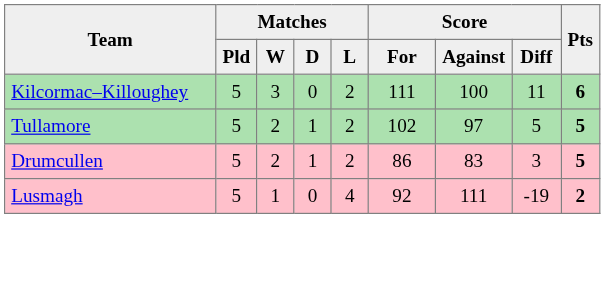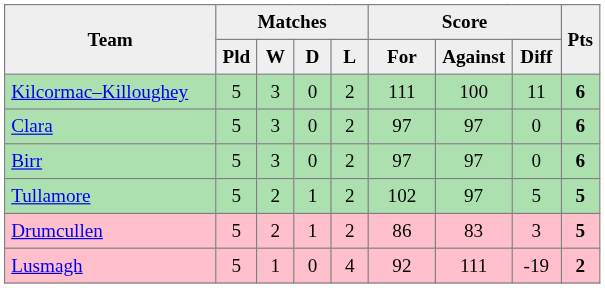+ row: (32, 126)
+ row: (27, 161)
